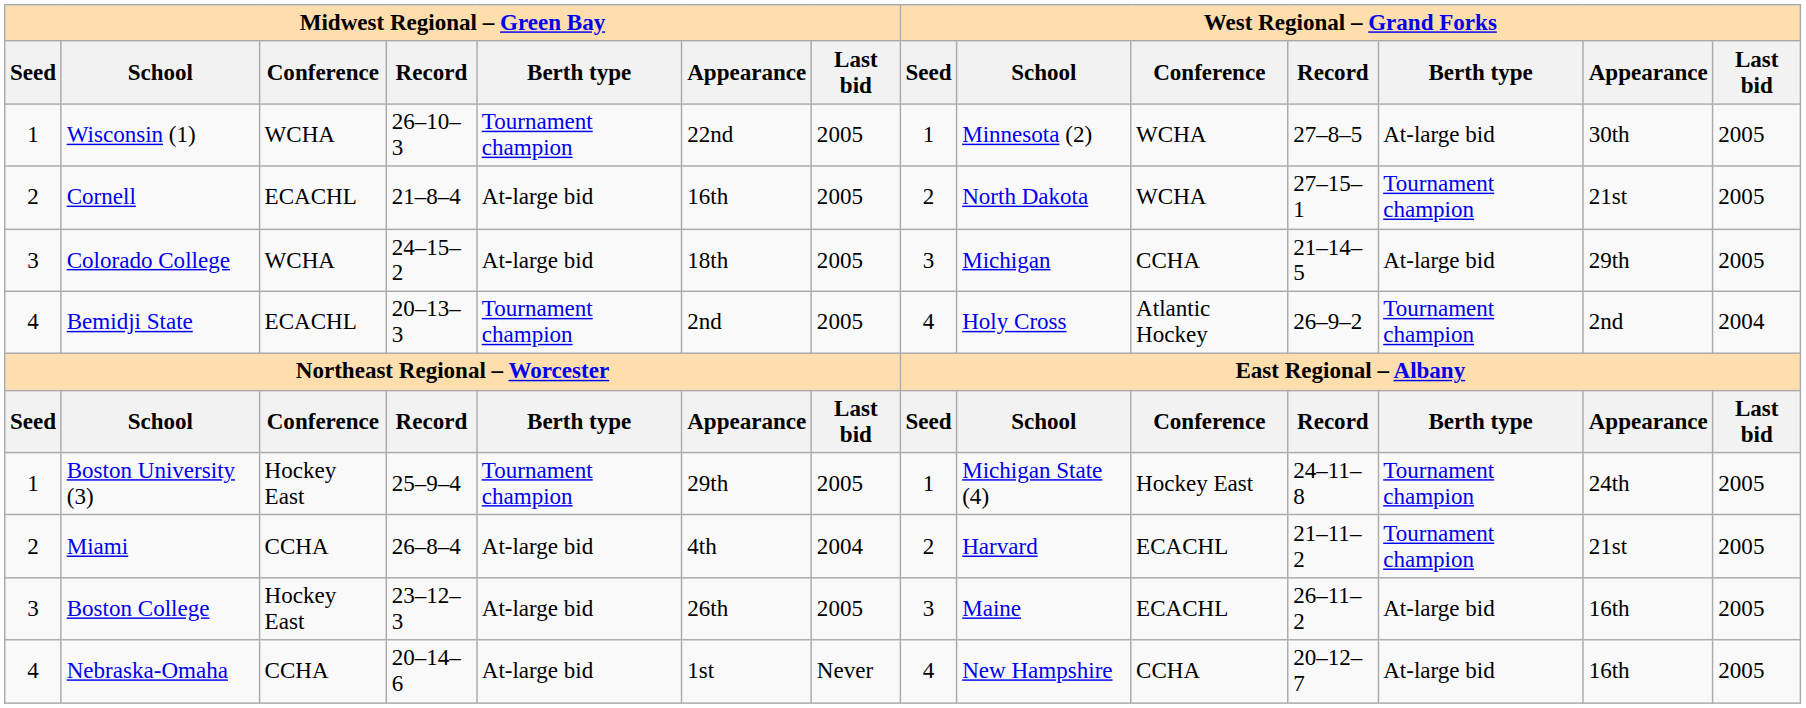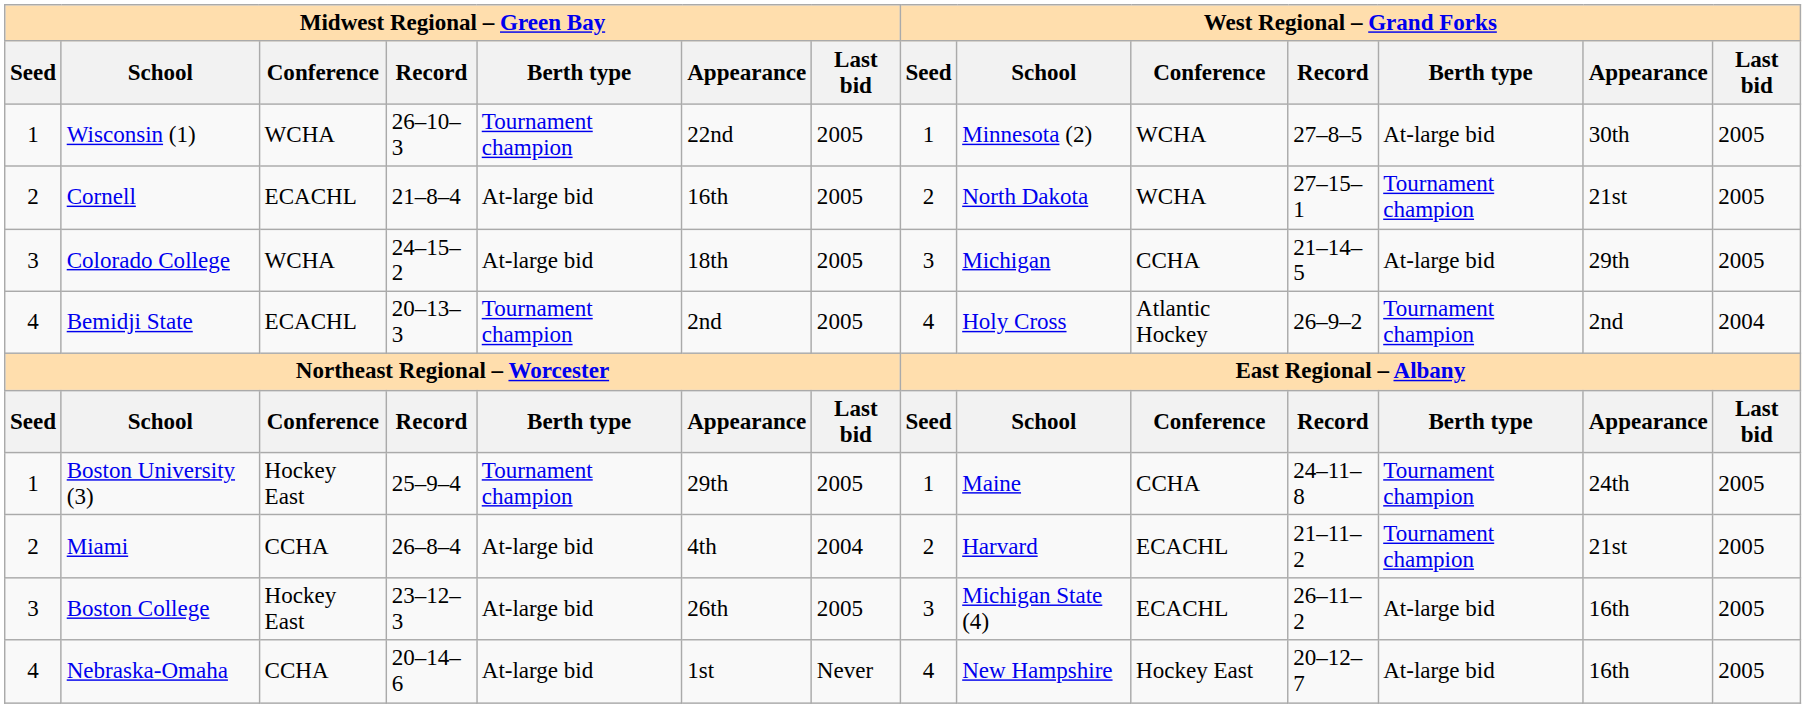(1032, 483) Michigan State (4) -> (992, 483) Maine
(1195, 483) Hockey East -> (1168, 483) CCHA
(992, 608) Maine -> (1032, 608) Michigan State (4)
(1168, 670) CCHA -> (1195, 670) Hockey East
